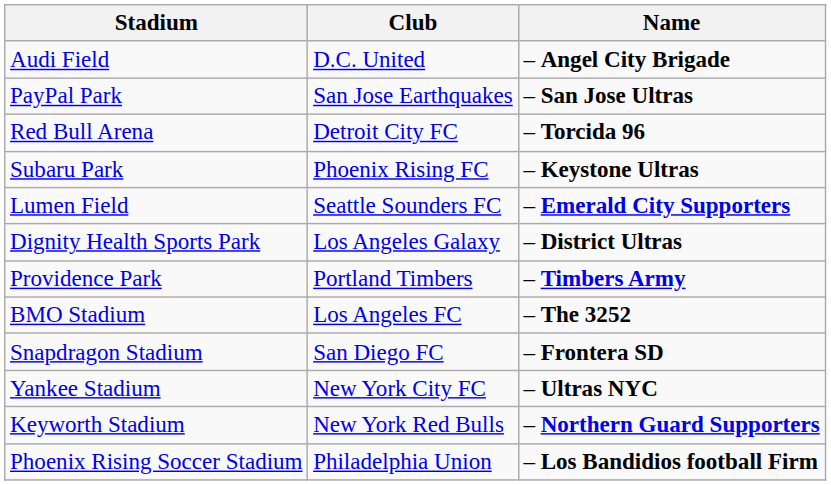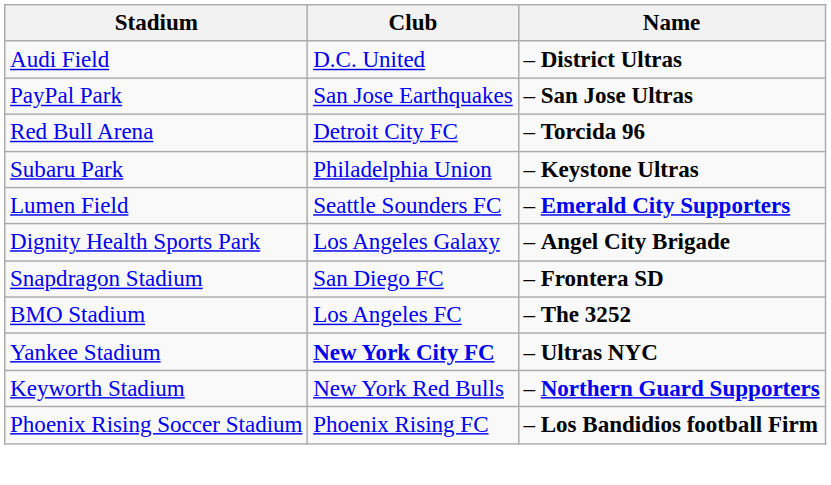(627, 59) – Angel City Brigade -> (603, 59) – District Ultras
(401, 168) Phoenix Rising FC -> (402, 168) Philadelphia Union
(603, 242) – District Ultras -> (627, 242) – Angel City Brigade
- row: (86, 278)
rows swapped: (78, 315) <-> (106, 351)
(400, 388) normal -> (404, 351) bold
(402, 461) Philadelphia Union -> (401, 424) Phoenix Rising FC
